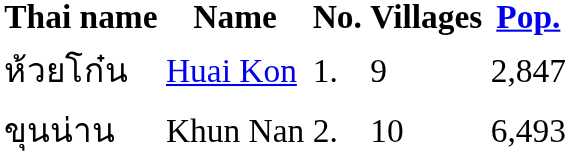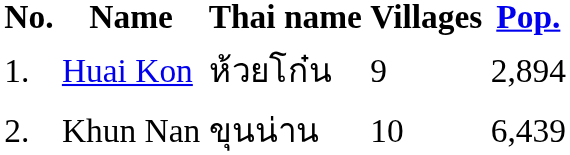columns swapped: (337, 16) <-> (81, 16)
(528, 69) 2,847 -> (528, 69) 2,894
(528, 130) 6,493 -> (528, 130) 6,439
